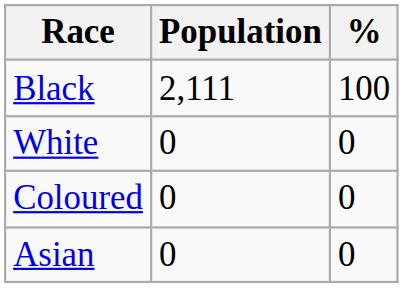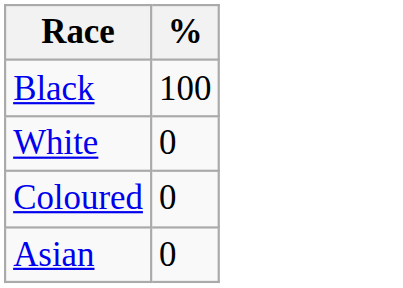- column: (240, 32)
